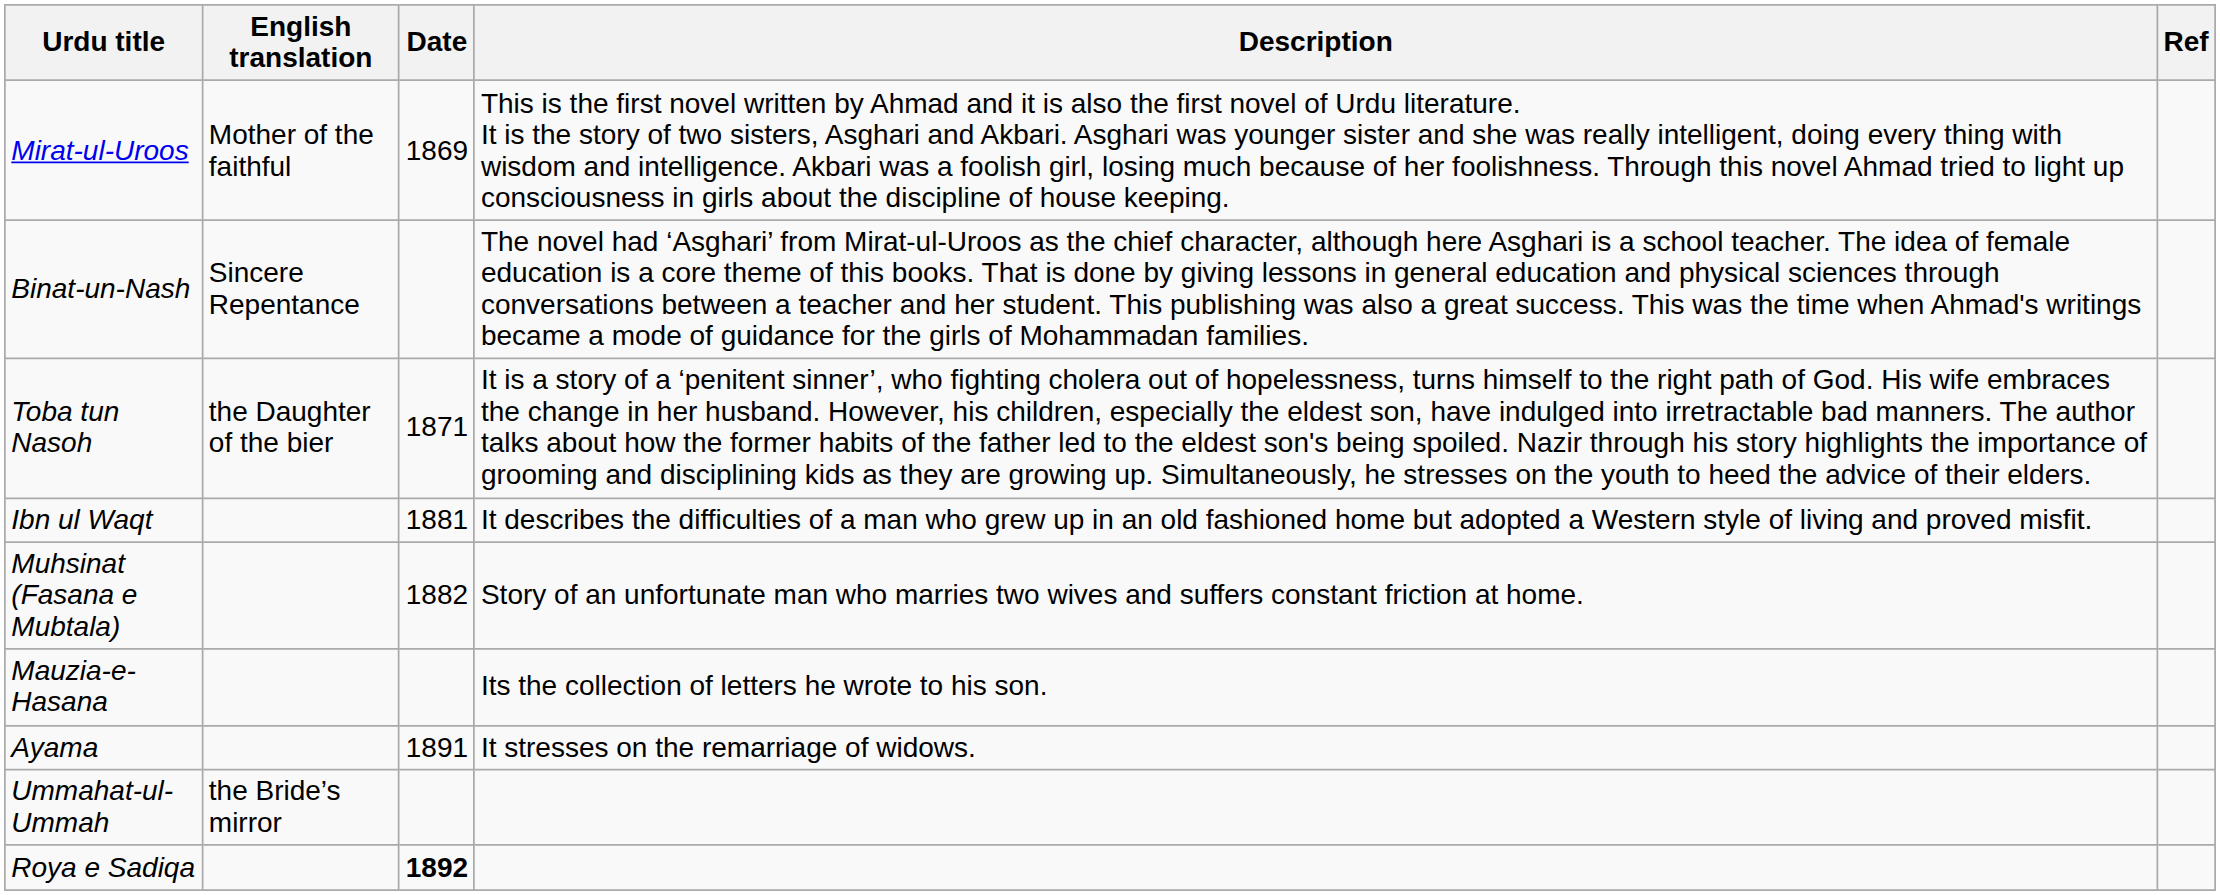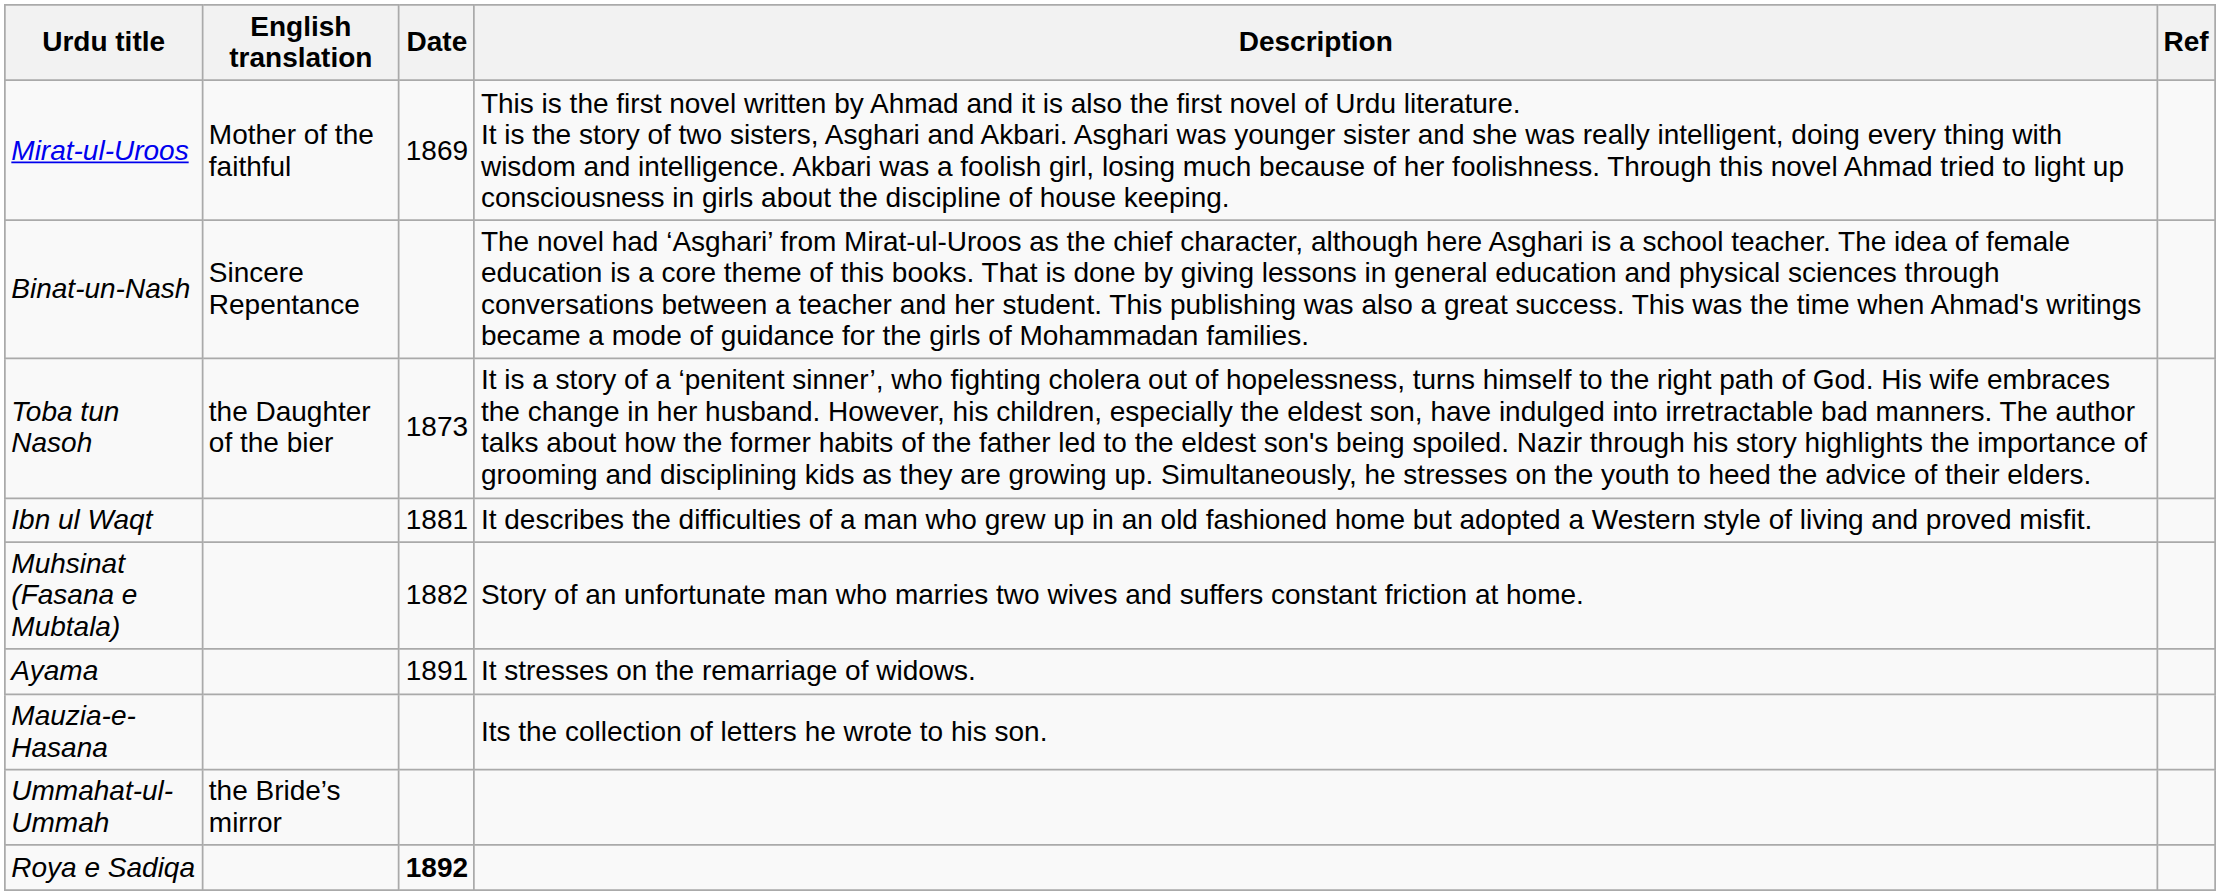(437, 427) 1871 -> (437, 427) 1873
rows swapped: (55, 747) <-> (74, 686)
